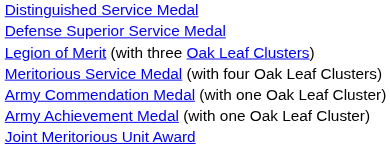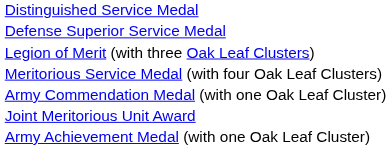rows swapped: (187, 116) <-> (100, 137)
